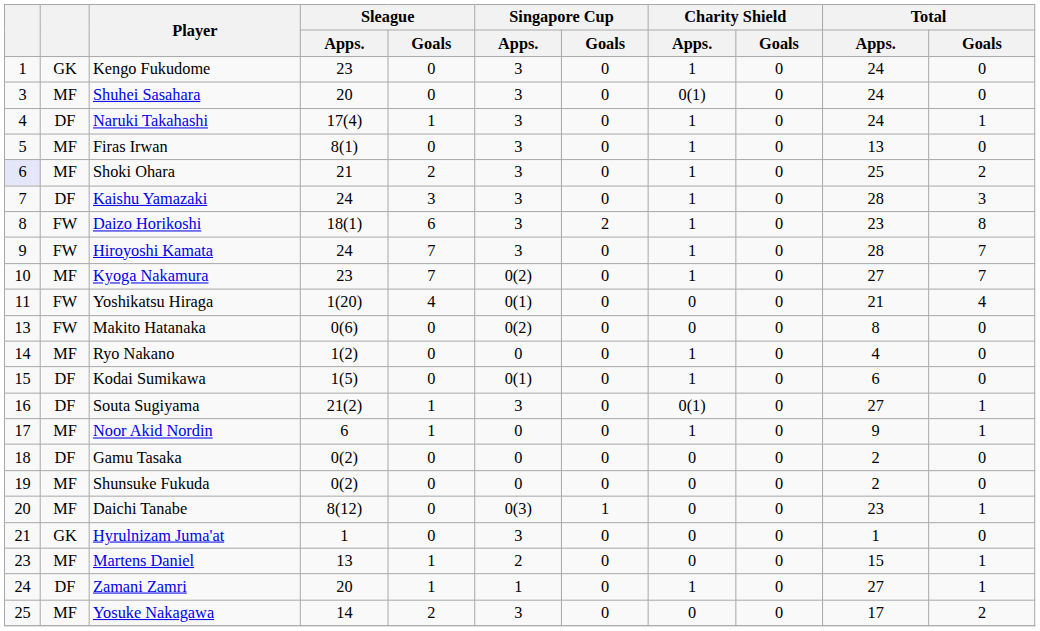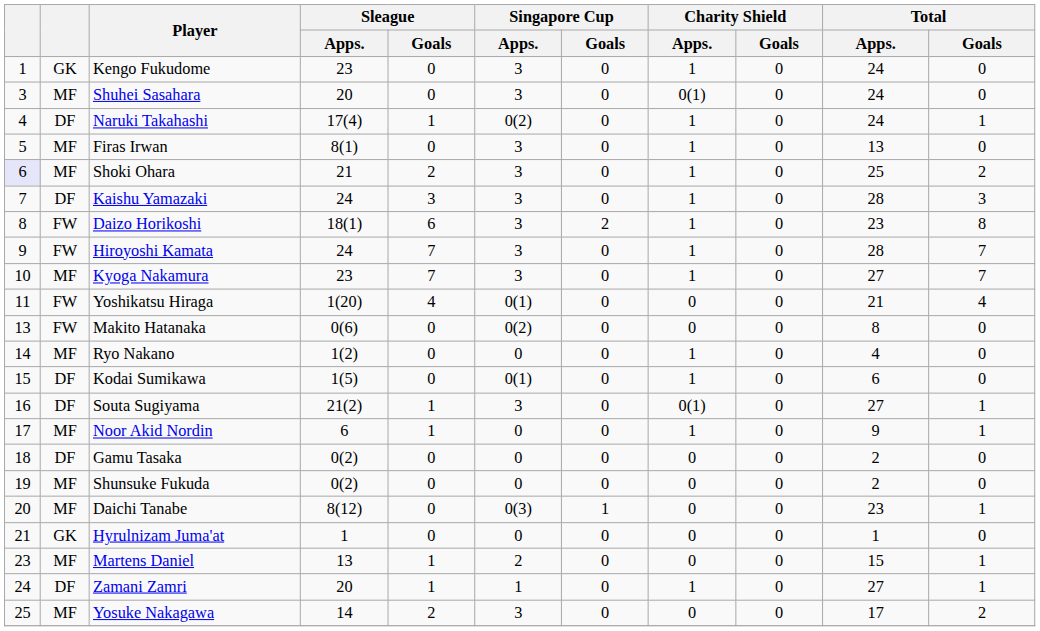(518, 120) 3 -> (518, 120) 0(2)
(518, 276) 0(2) -> (518, 276) 3
(518, 535) 3 -> (518, 535) 0
